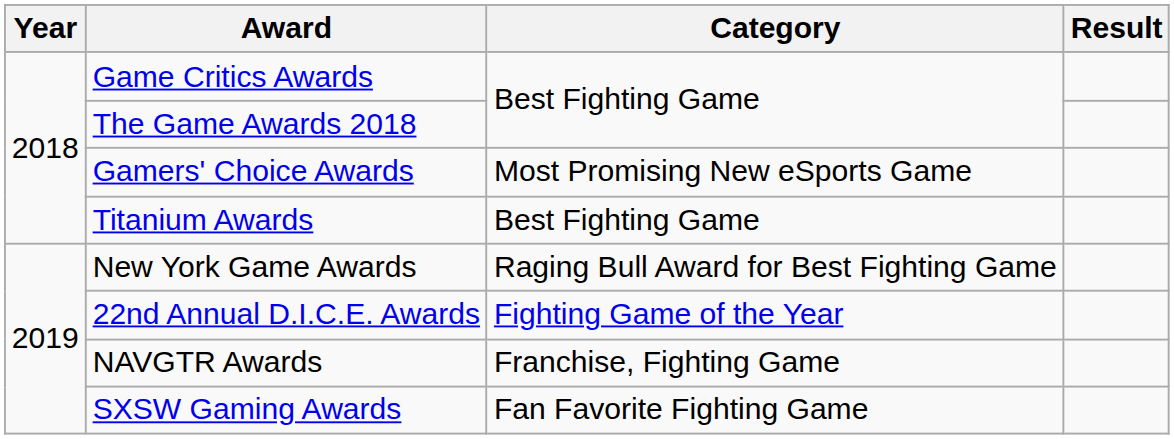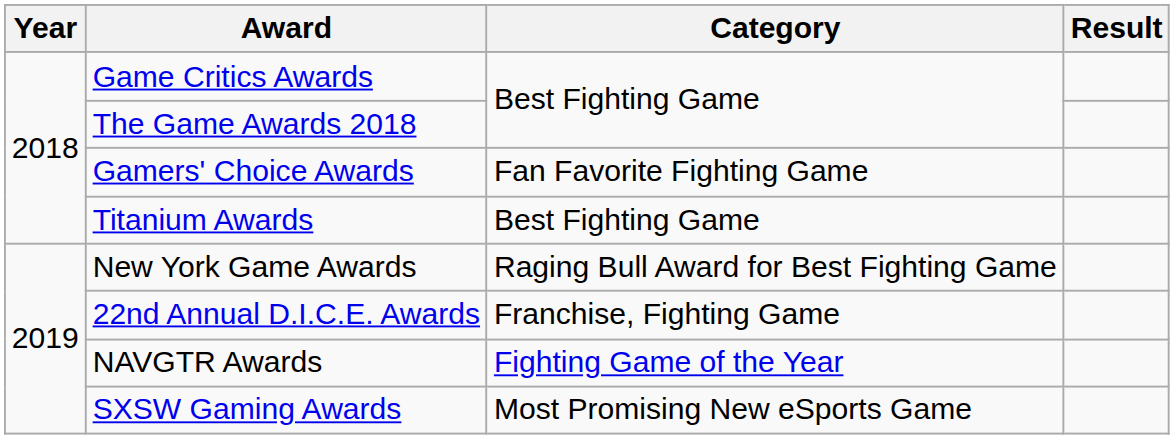(733, 171) Most Promising New eSports Game -> (681, 171) Fan Favorite Fighting Game
(669, 314) Fighting Game of the Year -> (667, 314) Franchise, Fighting Game
(667, 362) Franchise, Fighting Game -> (669, 362) Fighting Game of the Year
(681, 409) Fan Favorite Fighting Game -> (733, 409) Most Promising New eSports Game
